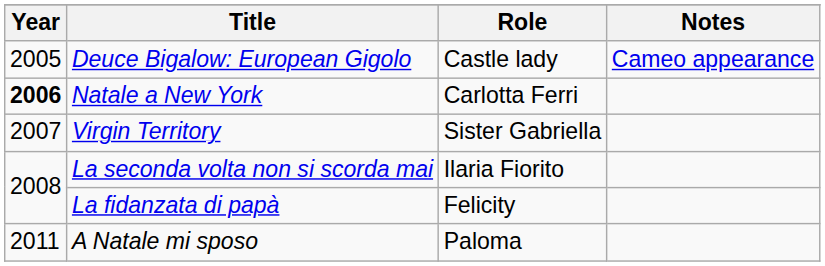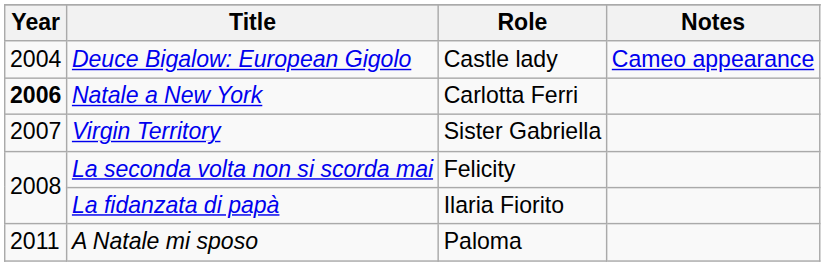(36, 59) 2005 -> (36, 59) 2004
(504, 168) Ilaria Fiorito -> (480, 168) Felicity
(480, 205) Felicity -> (504, 205) Ilaria Fiorito
